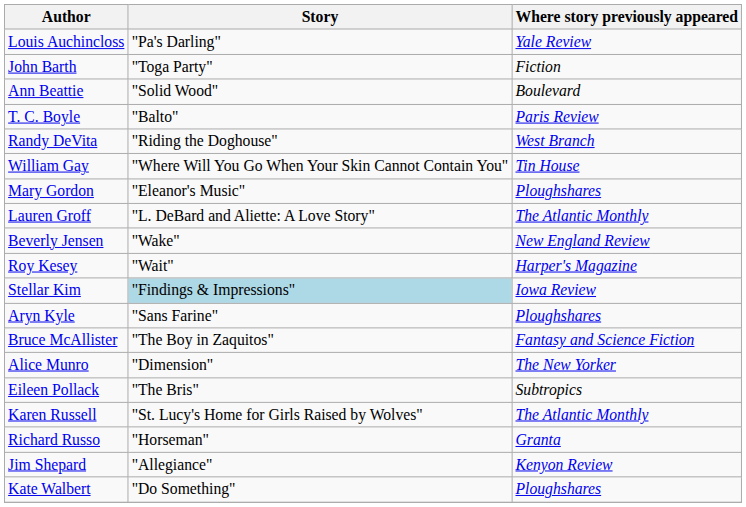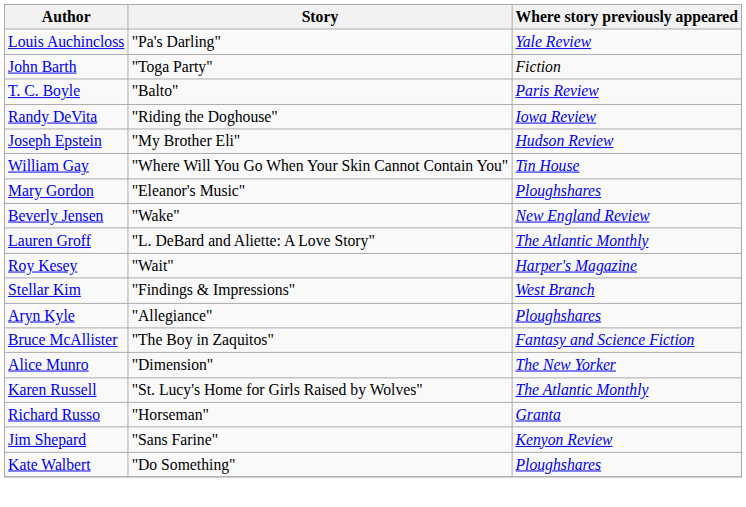- row: (46, 91)
(555, 141) West Branch -> (556, 116) Iowa Review
+ row: (55, 141)
rows swapped: (50, 215) <-> (56, 240)
(213, 290) lightblue background -> (213, 290) no background
(556, 290) Iowa Review -> (555, 290) West Branch
(175, 315) "Sans Farine" -> (172, 315) "Allegiance"
- row: (54, 389)
(172, 464) "Allegiance" -> (175, 439) "Sans Farine"
